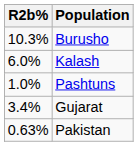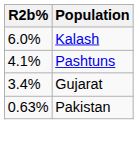- row: (82, 38)
(24, 84) 1.0% -> (24, 61) 4.1%
